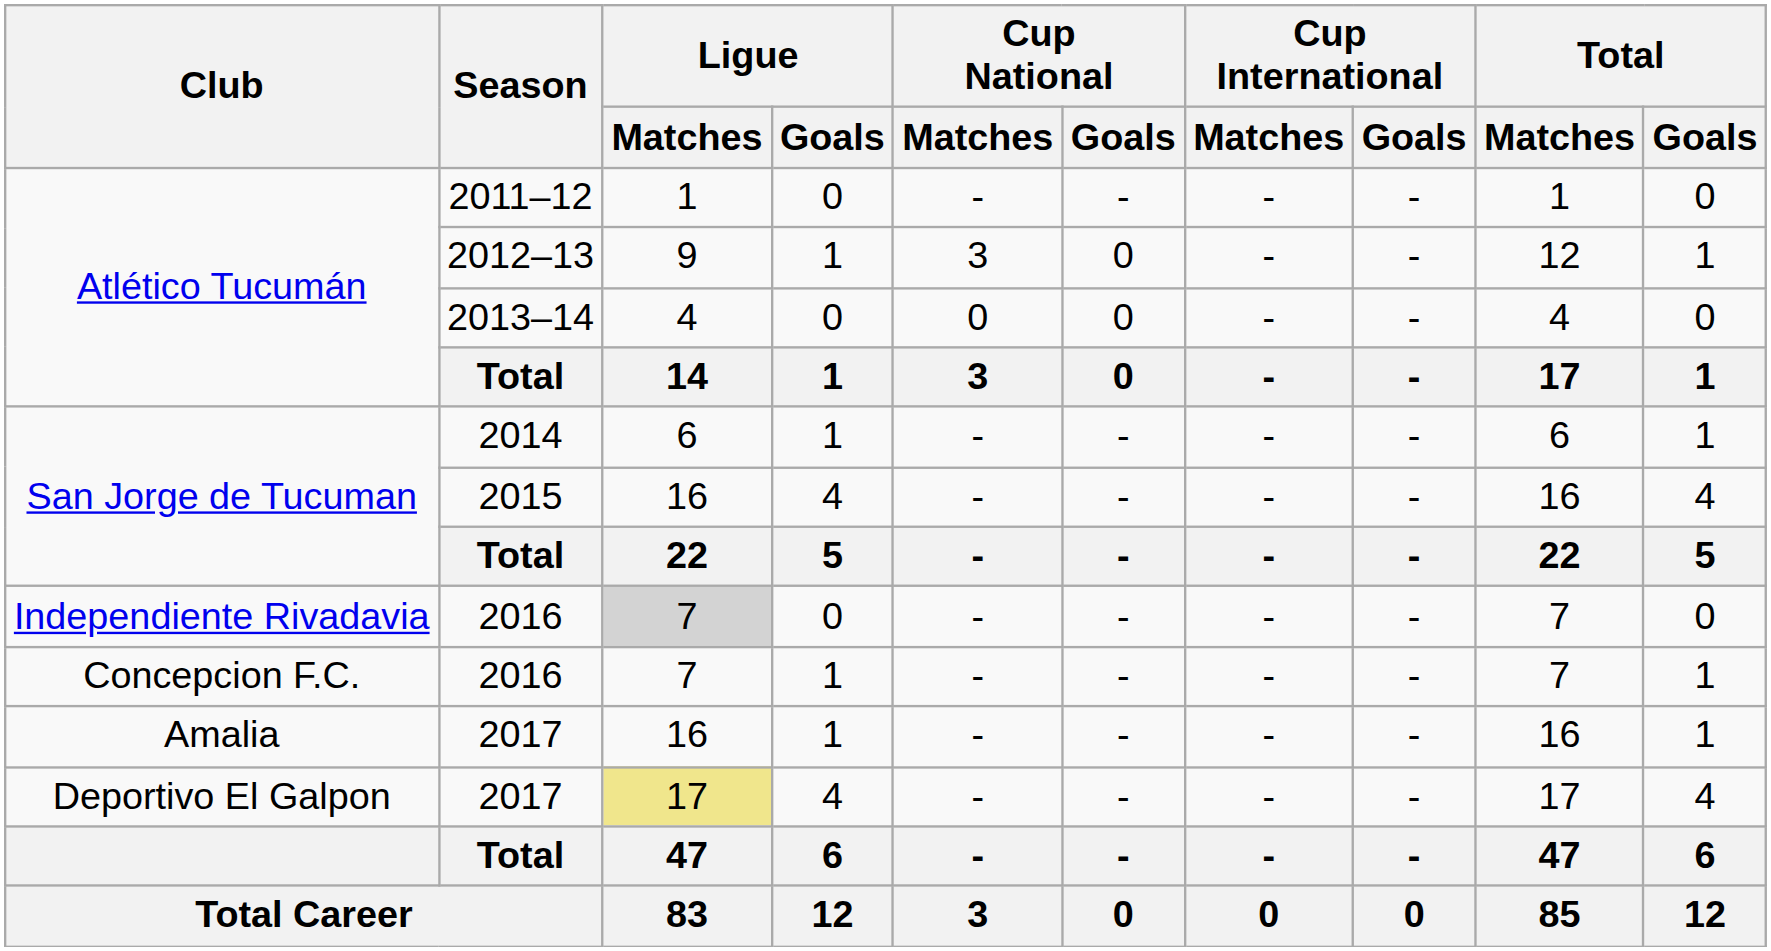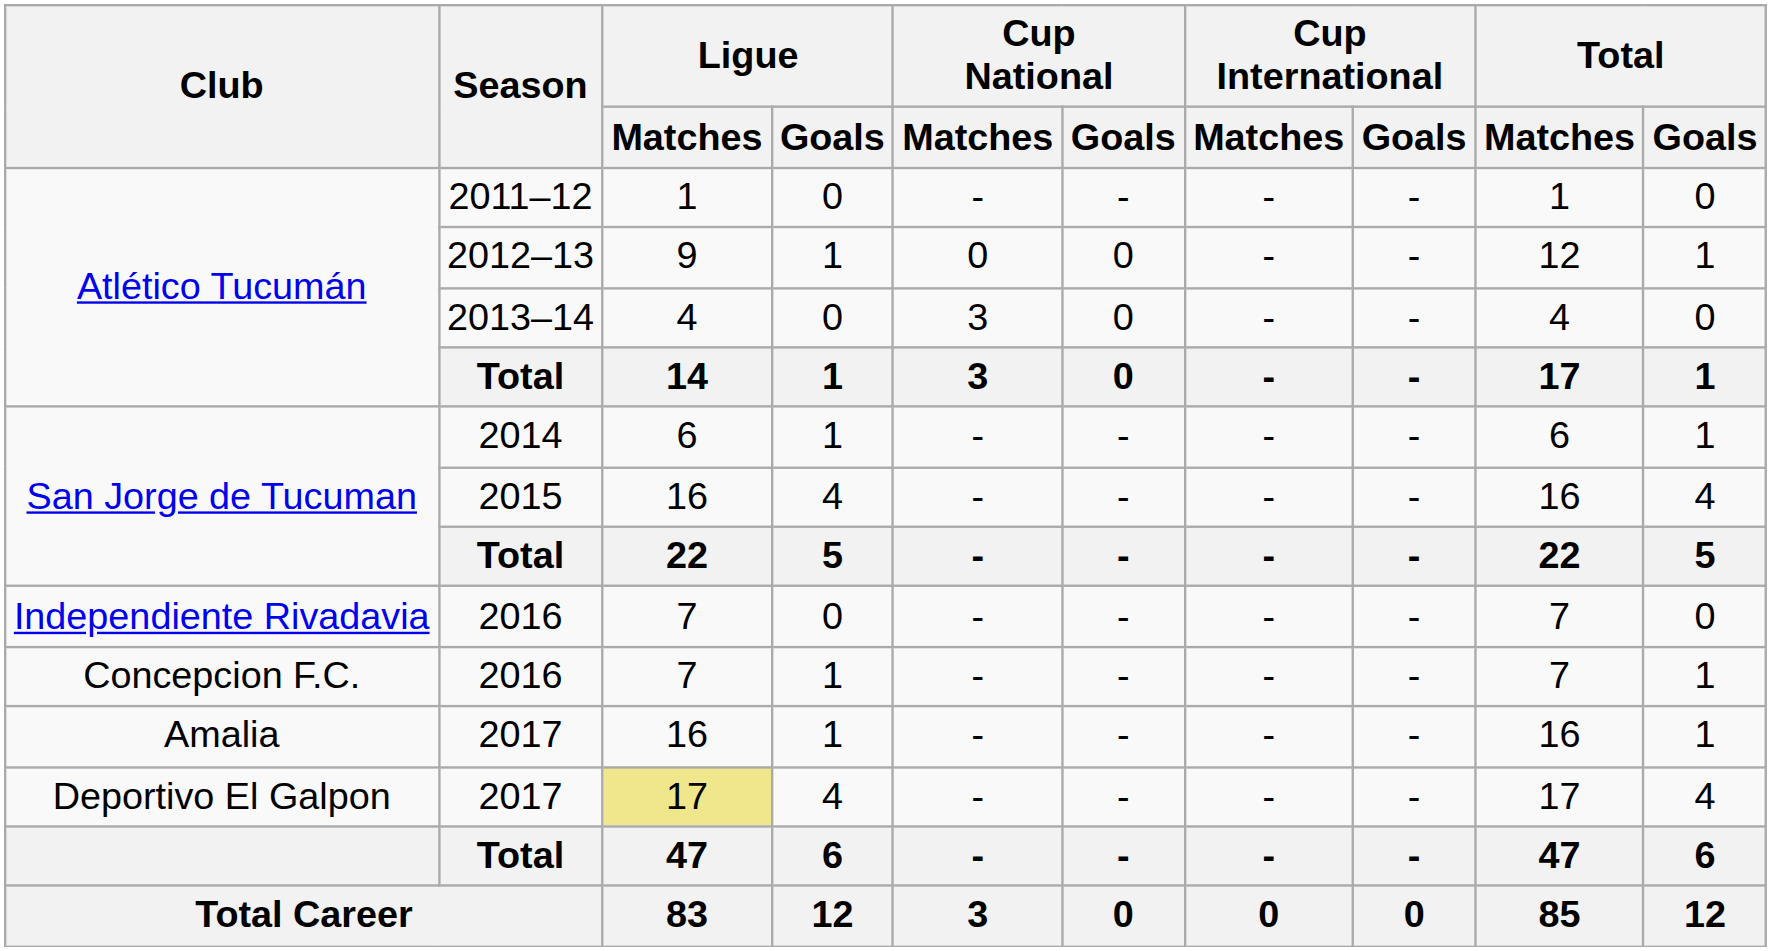(978, 256) 3 -> (978, 256) 0
(978, 316) 0 -> (978, 316) 3
(687, 615) lightgrey background -> (687, 615) no background
